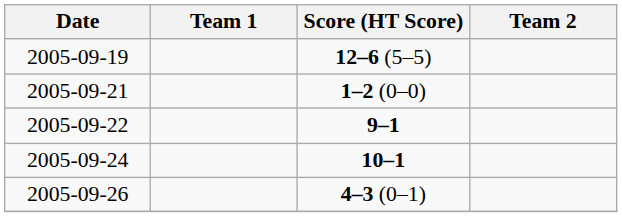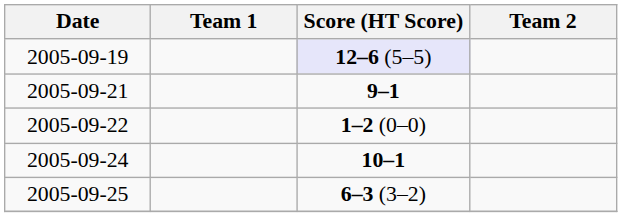(383, 56) no background -> (383, 56) lavender background
(383, 90) 1–2 (0–0) -> (383, 90) 9–1
(383, 125) 9–1 -> (383, 125) 1–2 (0–0)
+ row: (78, 194)
- row: (78, 194)
